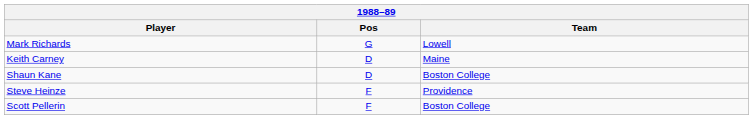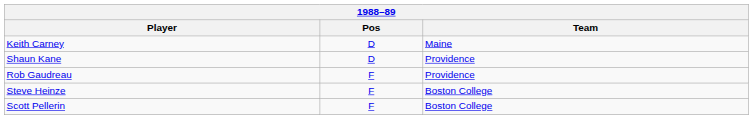- row: (39, 43)
(456, 75) Boston College -> (450, 59) Providence
+ row: (39, 75)
(448, 91) Providence -> (459, 91) Boston College
